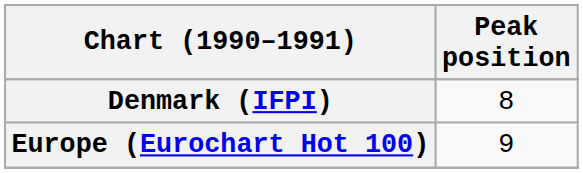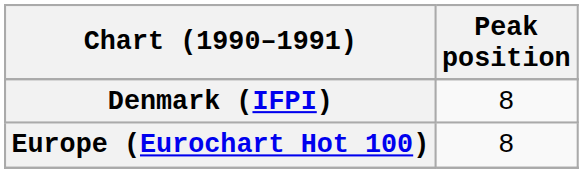(506, 145) 9 -> (506, 145) 8
